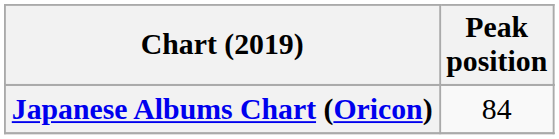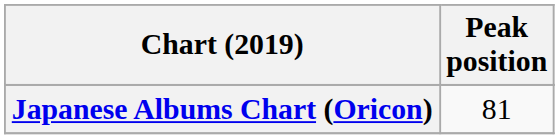(497, 108) 84 -> (497, 108) 81
